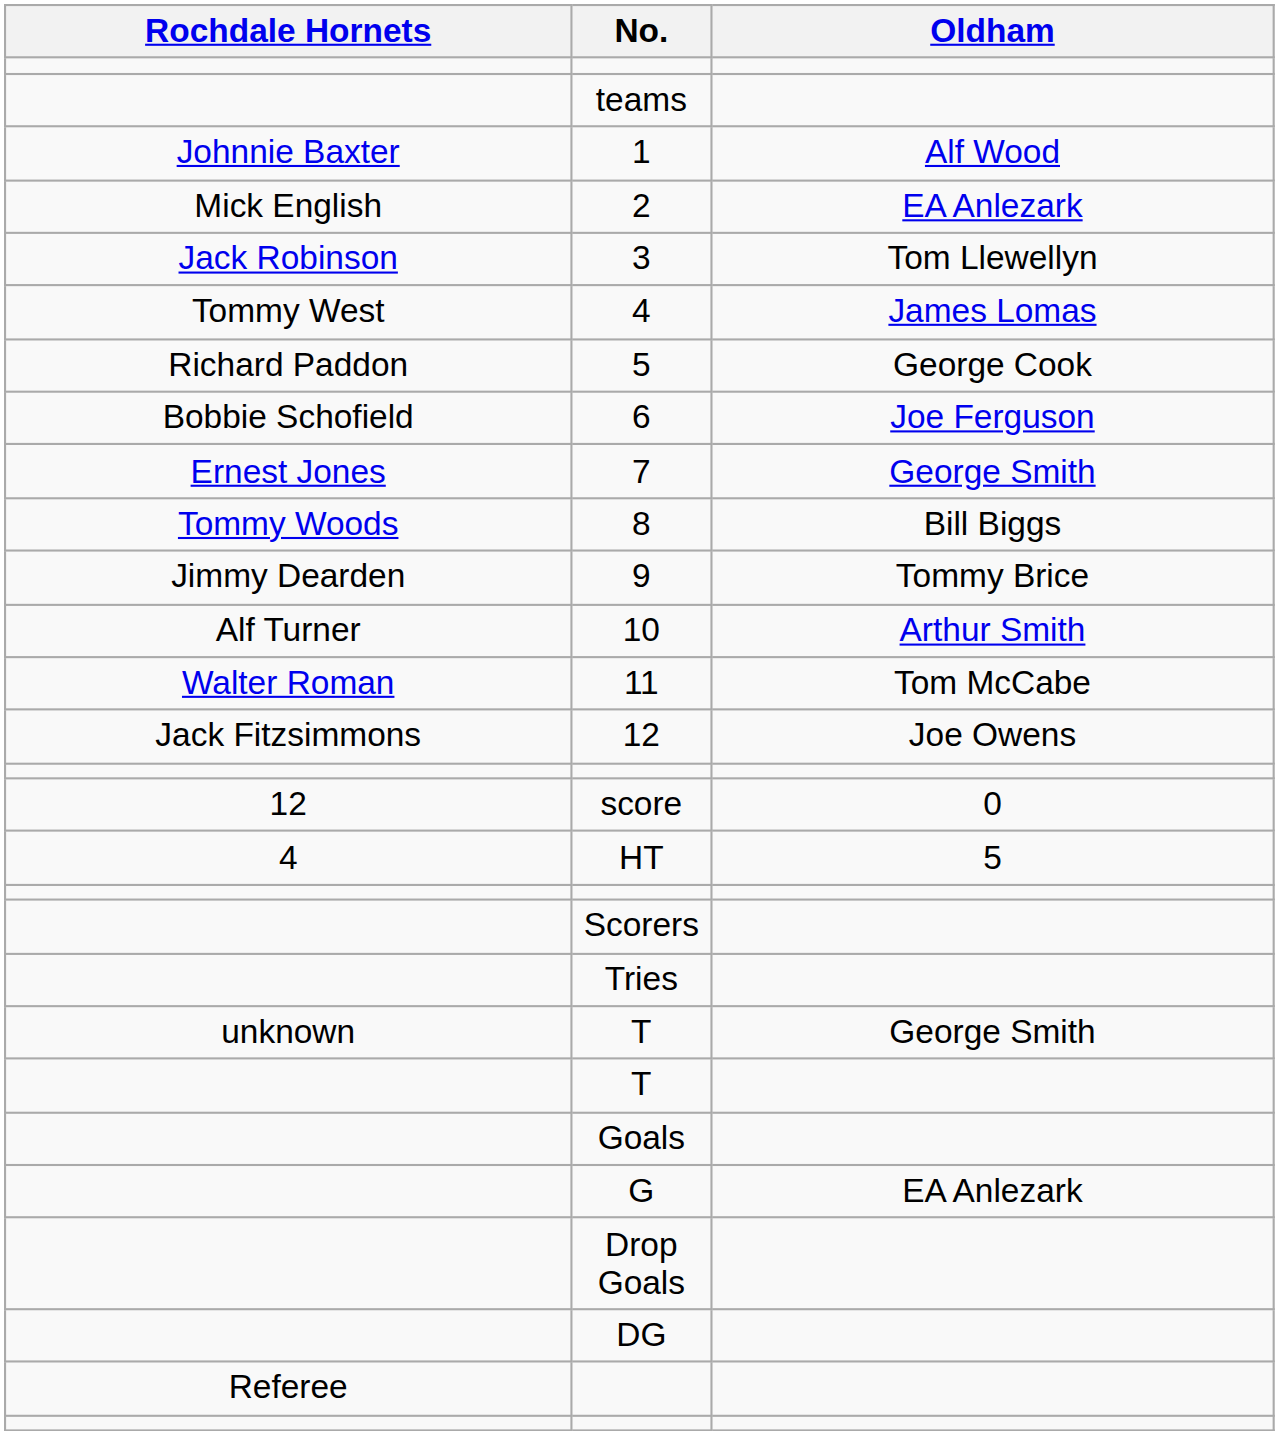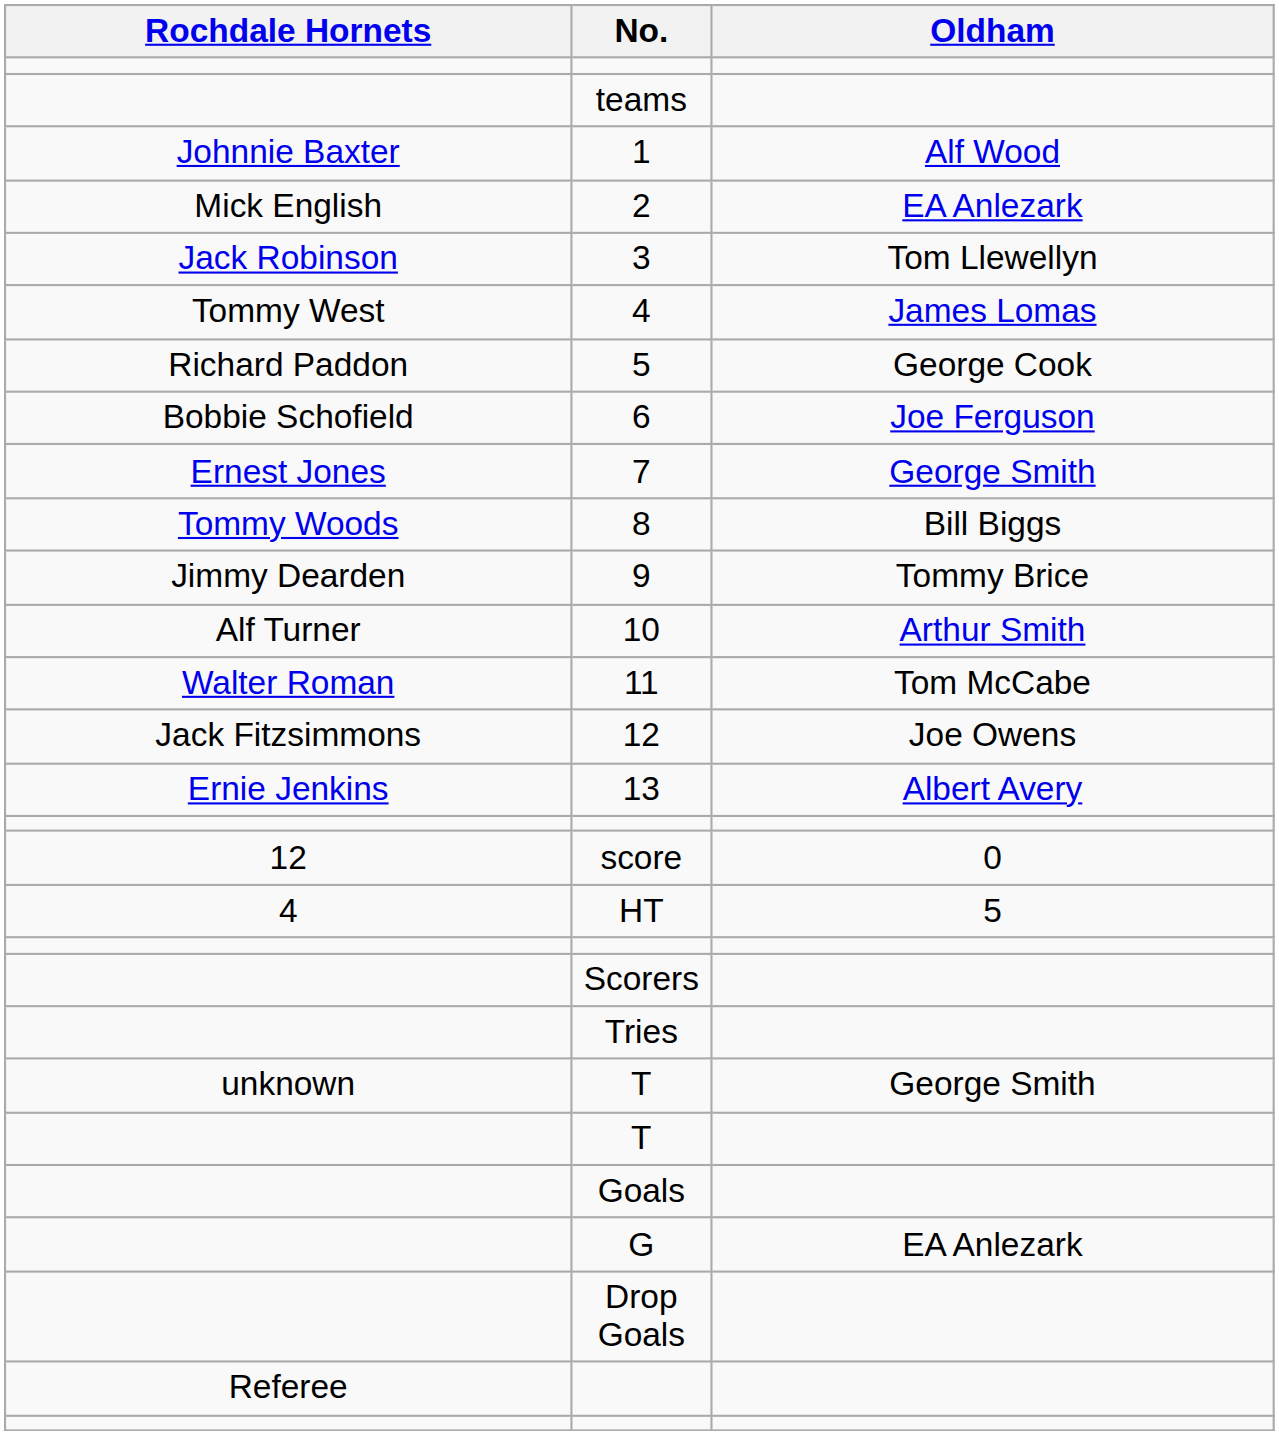+ row: (288, 788)
- row: (288, 1335)
